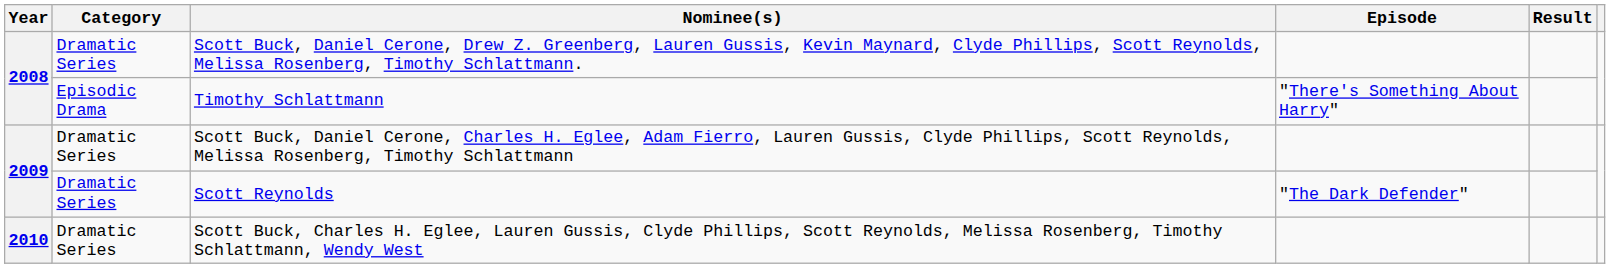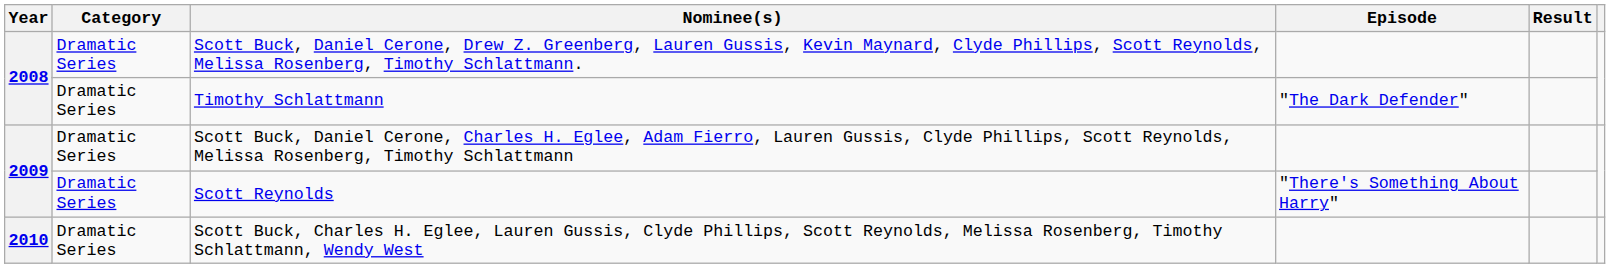(96, 101) Episodic Drama -> (96, 101) Dramatic Series
(1399, 101) "There's Something About Harry" -> (1374, 101) "The Dark Defender"
(1374, 194) "The Dark Defender" -> (1399, 194) "There's Something About Harry"
